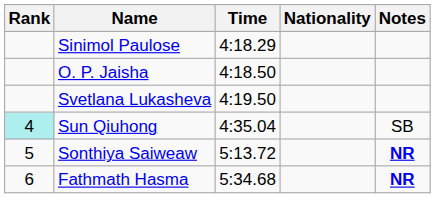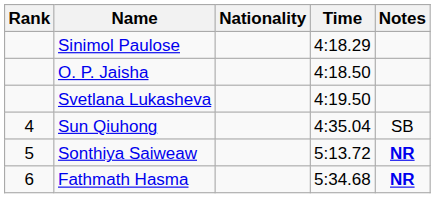columns swapped: (327, 18) <-> (248, 18)
(29, 126) paleturquoise background -> (29, 126) no background
